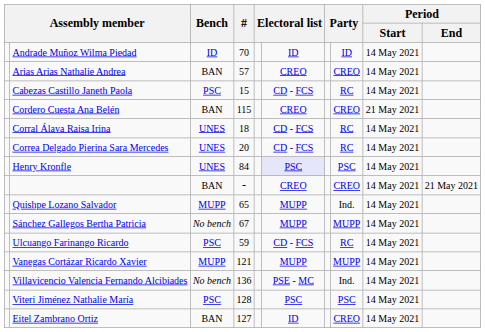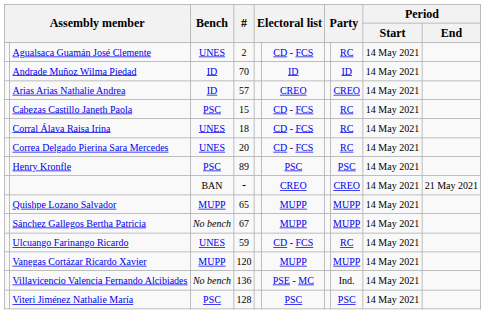+ row: (82, 52)
(212, 71) BAN -> (212, 90) ID
- row: (66, 109)
(212, 167) UNES -> (212, 167) PSC
(244, 167) 84 -> (244, 167) 89
(293, 167) lavender background -> (293, 167) no background
(347, 205) Ind. -> (347, 205) MUPP
(212, 243) PSC -> (212, 243) UNES
(244, 262) 121 -> (244, 262) 120
- row: (55, 319)
